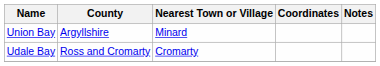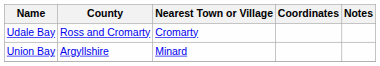rows swapped: (31, 52) <-> (31, 33)
